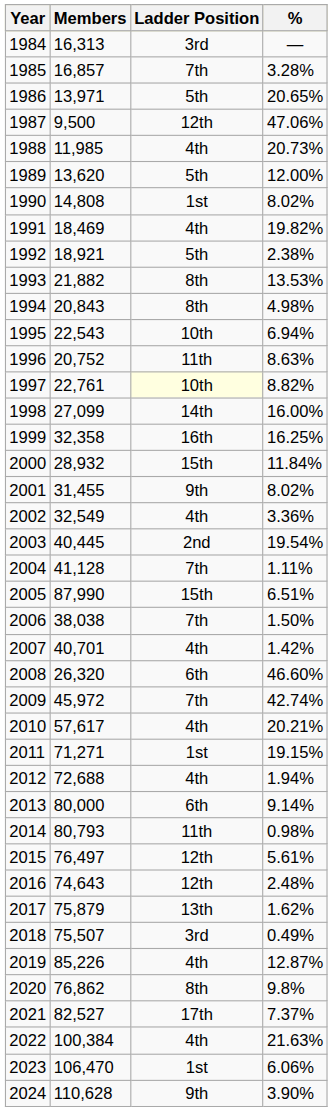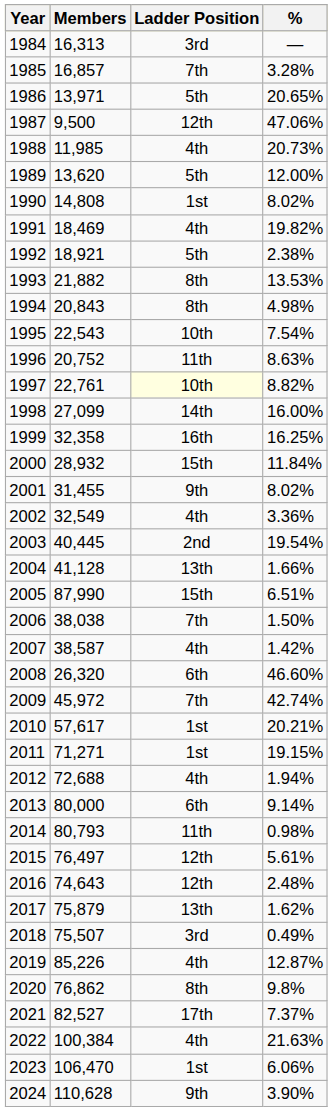(290, 332) 6.94% -> (290, 332) 7.54%
(197, 568) 7th -> (197, 568) 13th
(290, 568) 1.11% -> (290, 568) 1.66%
(79, 647) 40,701 -> (79, 647) 38,587
(197, 726) 4th -> (197, 726) 1st
